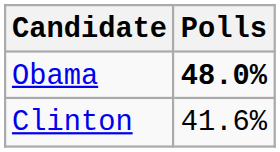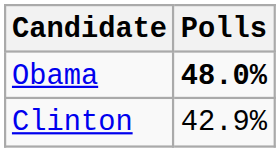(224, 122) 41.6% -> (224, 122) 42.9%
